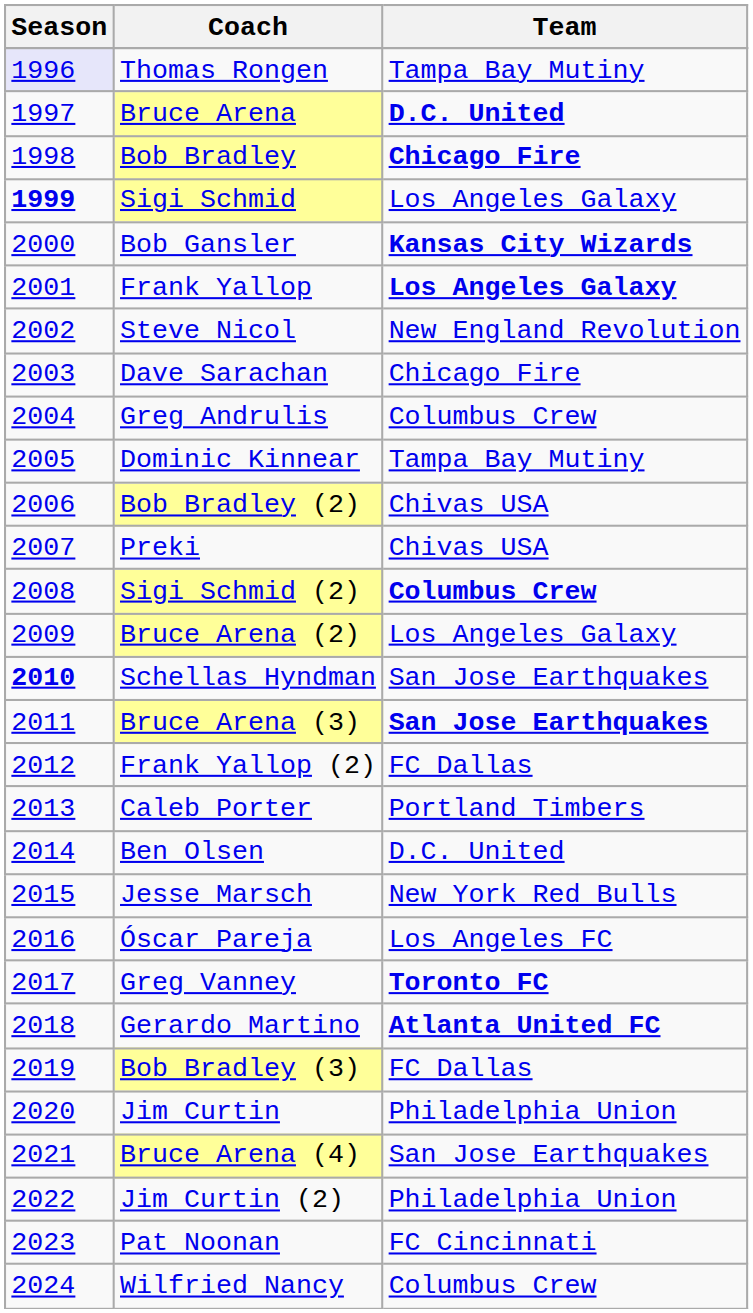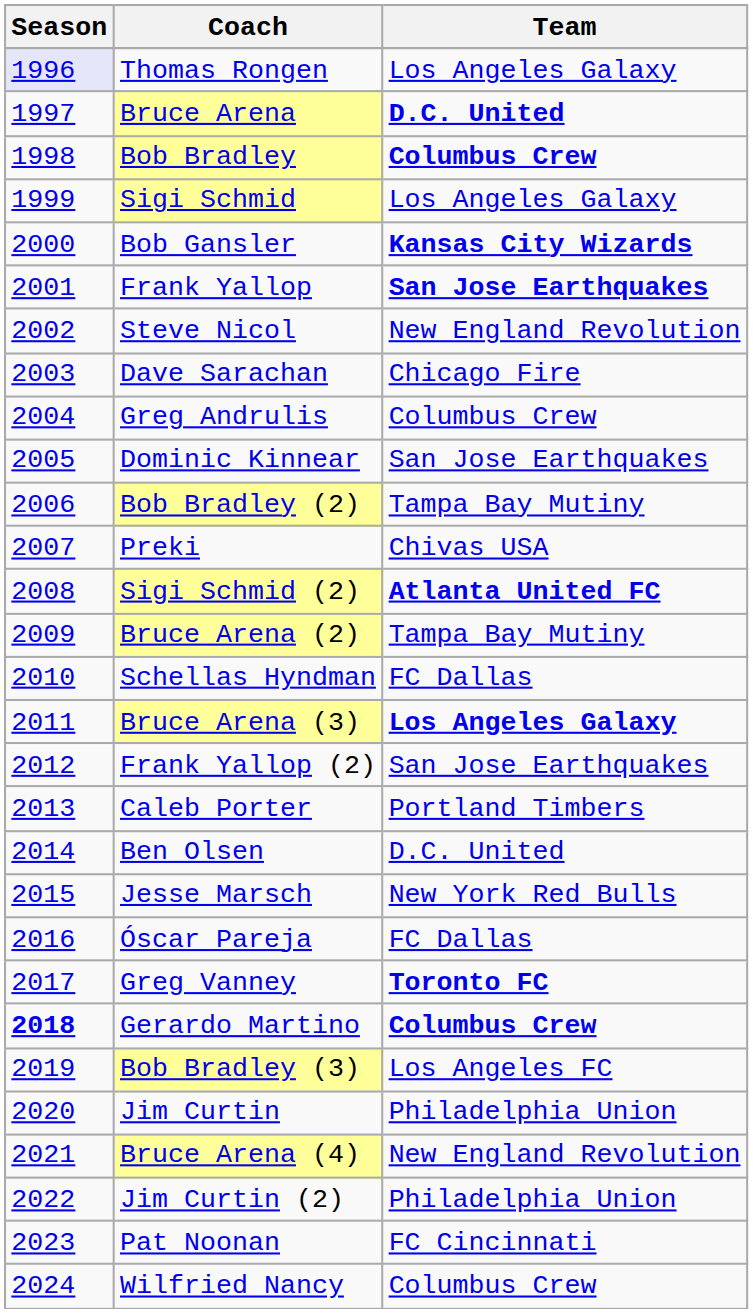(517, 70) Tampa Bay Mutiny -> (533, 70) Los Angeles Galaxy
(485, 157) Chicago Fire -> (493, 157) Columbus Crew
(43, 200) bold -> (43, 200) normal
(533, 287) Los Angeles Galaxy -> (549, 287) San Jose Earthquakes
(517, 461) Tampa Bay Mutiny -> (549, 461) San Jose Earthquakes
(469, 505) Chivas USA -> (517, 505) Tampa Bay Mutiny
(493, 591) Columbus Crew -> (525, 591) Atlanta United FC
(533, 635) Los Angeles Galaxy -> (517, 635) Tampa Bay Mutiny
(43, 678) bold -> (43, 678) normal
(549, 678) San Jose Earthquakes -> (461, 678) FC Dallas
(549, 722) San Jose Earthquakes -> (533, 722) Los Angeles Galaxy
(461, 765) FC Dallas -> (549, 765) San Jose Earthquakes
(501, 939) Los Angeles FC -> (461, 939) FC Dallas
(43, 1026) normal -> (43, 1026) bold
(525, 1026) Atlanta United FC -> (493, 1026) Columbus Crew
(461, 1069) FC Dallas -> (501, 1069) Los Angeles FC
(549, 1156) San Jose Earthquakes -> (565, 1156) New England Revolution
